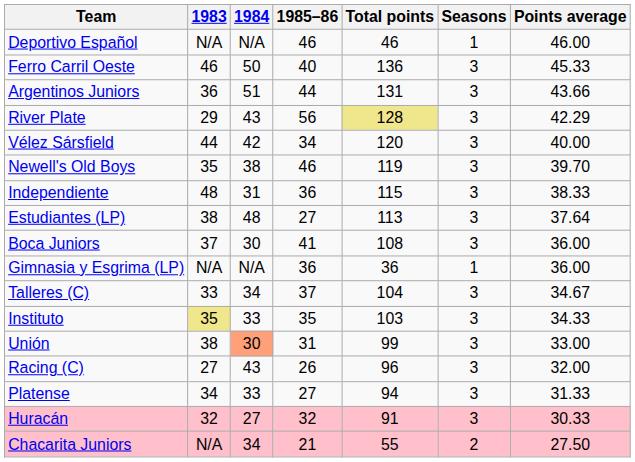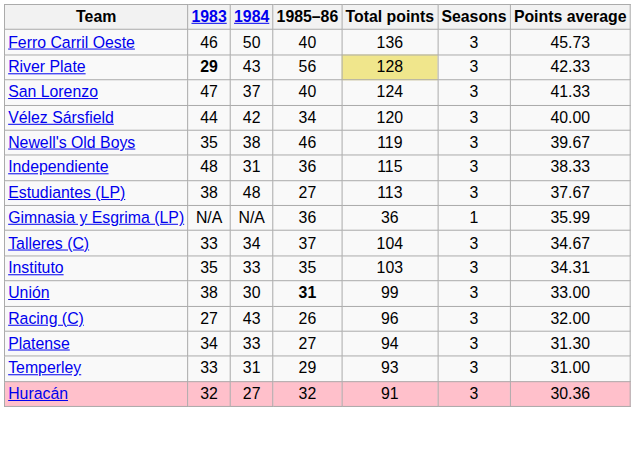- row: (73, 42)
(570, 67) 45.33 -> (570, 42) 45.73
- row: (74, 92)
(209, 117) normal -> (209, 67) bold
(570, 117) 42.29 -> (570, 67) 42.33
+ row: (53, 92)
(570, 167) 39.70 -> (570, 142) 39.67
(570, 218) 37.64 -> (570, 192) 37.67
- row: (54, 243)
(570, 268) 36.00 -> (570, 218) 35.99
(209, 318) khaki background -> (209, 268) no background
(570, 318) 34.33 -> (570, 268) 34.31
(252, 343) lightsalmon background -> (252, 293) no background
(307, 343) normal -> (307, 293) bold
(570, 393) 31.33 -> (570, 343) 31.30
+ row: (45, 368)
(570, 419) 30.33 -> (570, 393) 30.36
- row: (70, 444)
